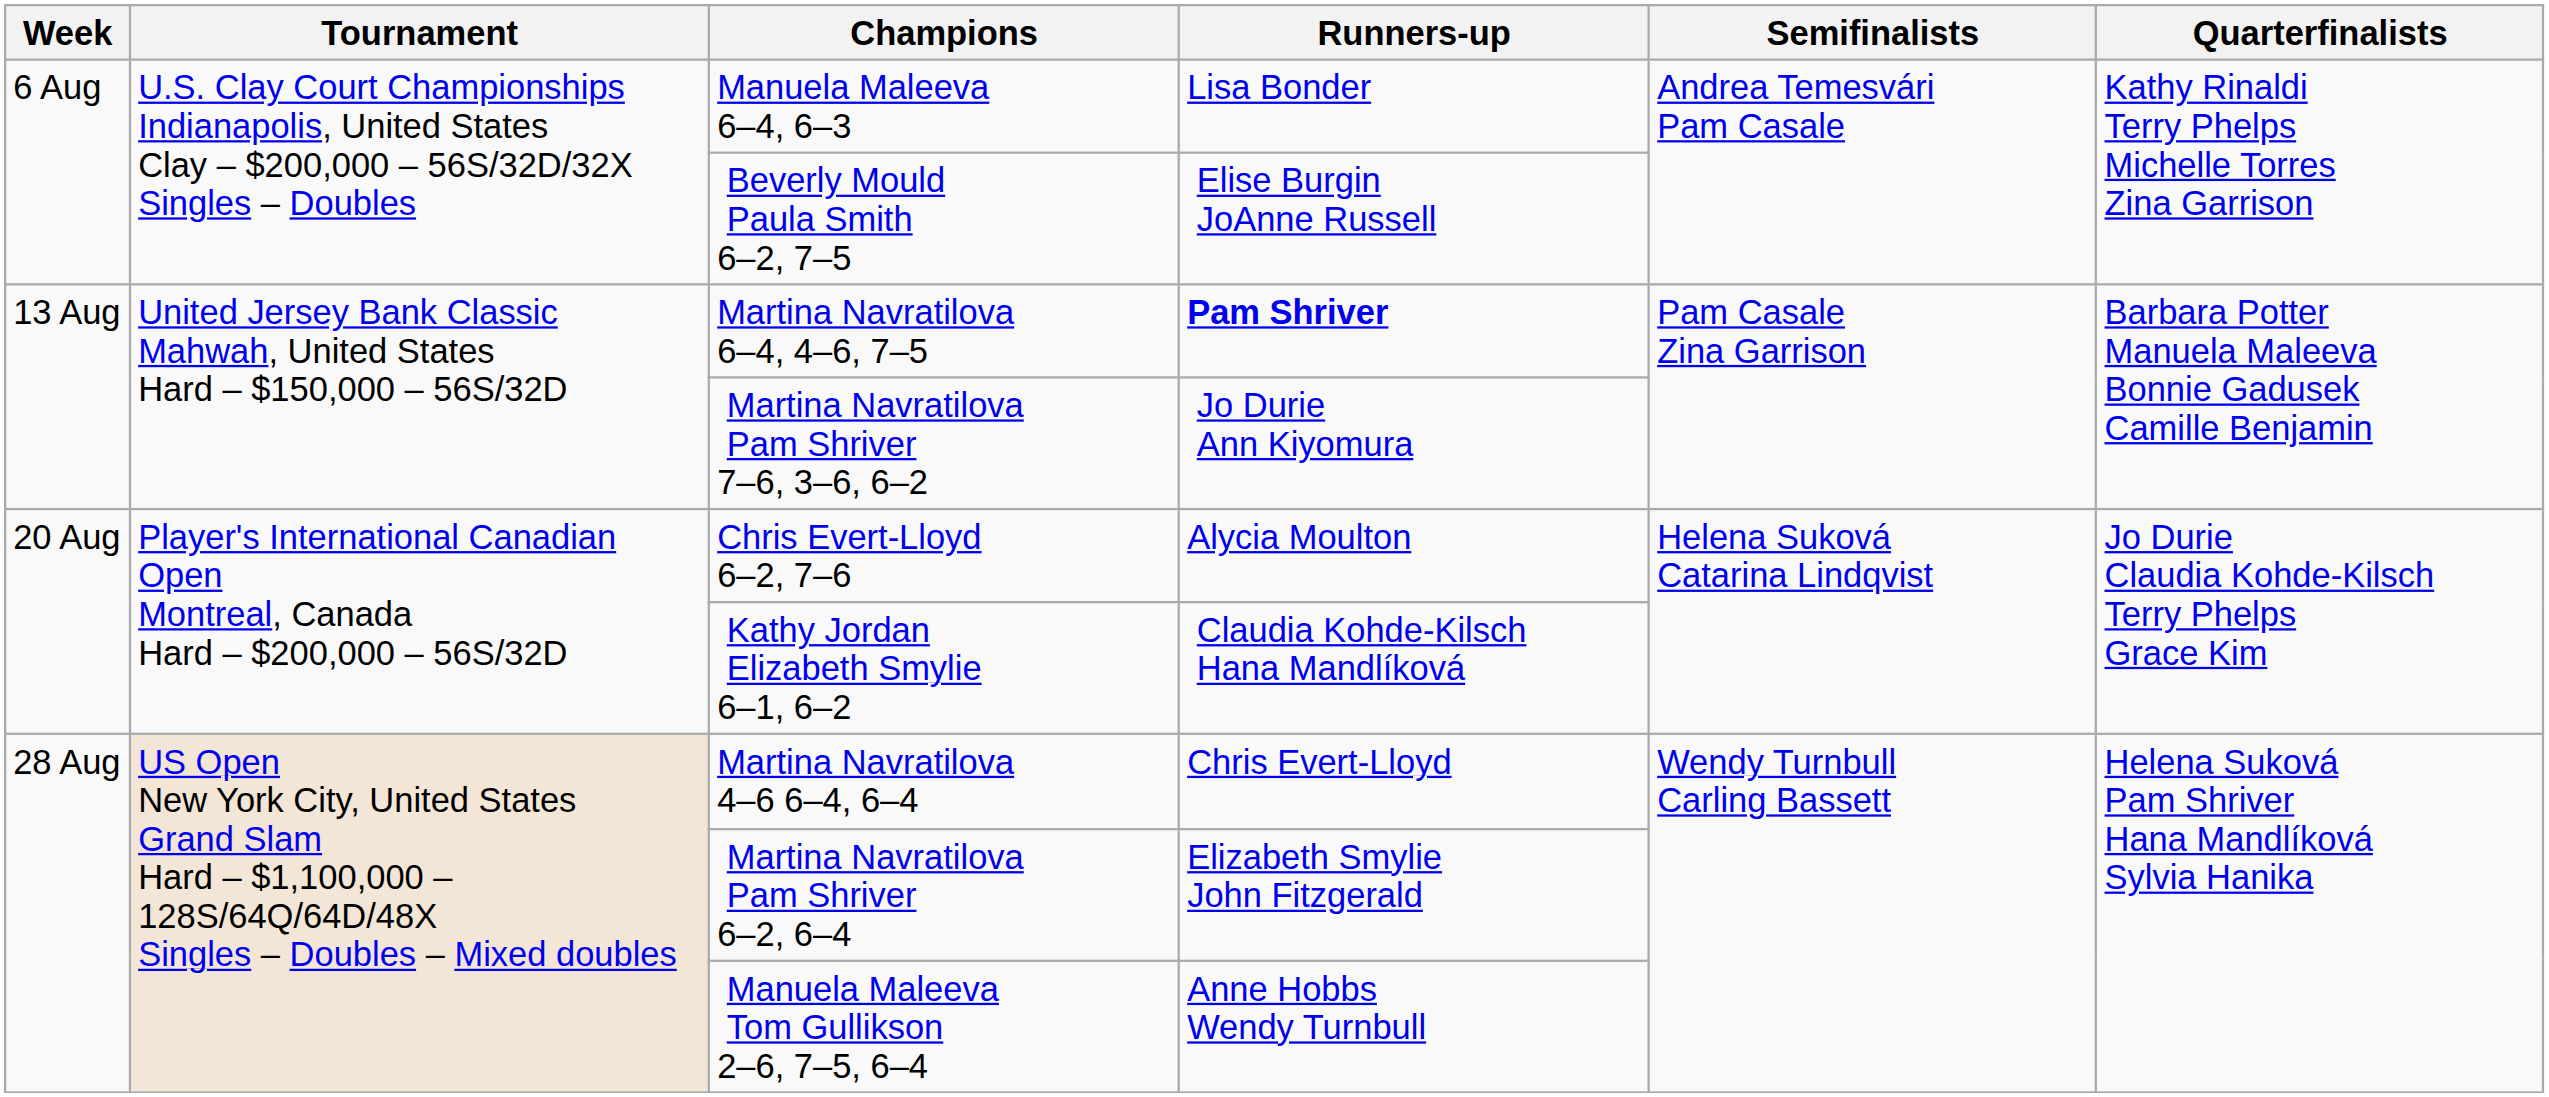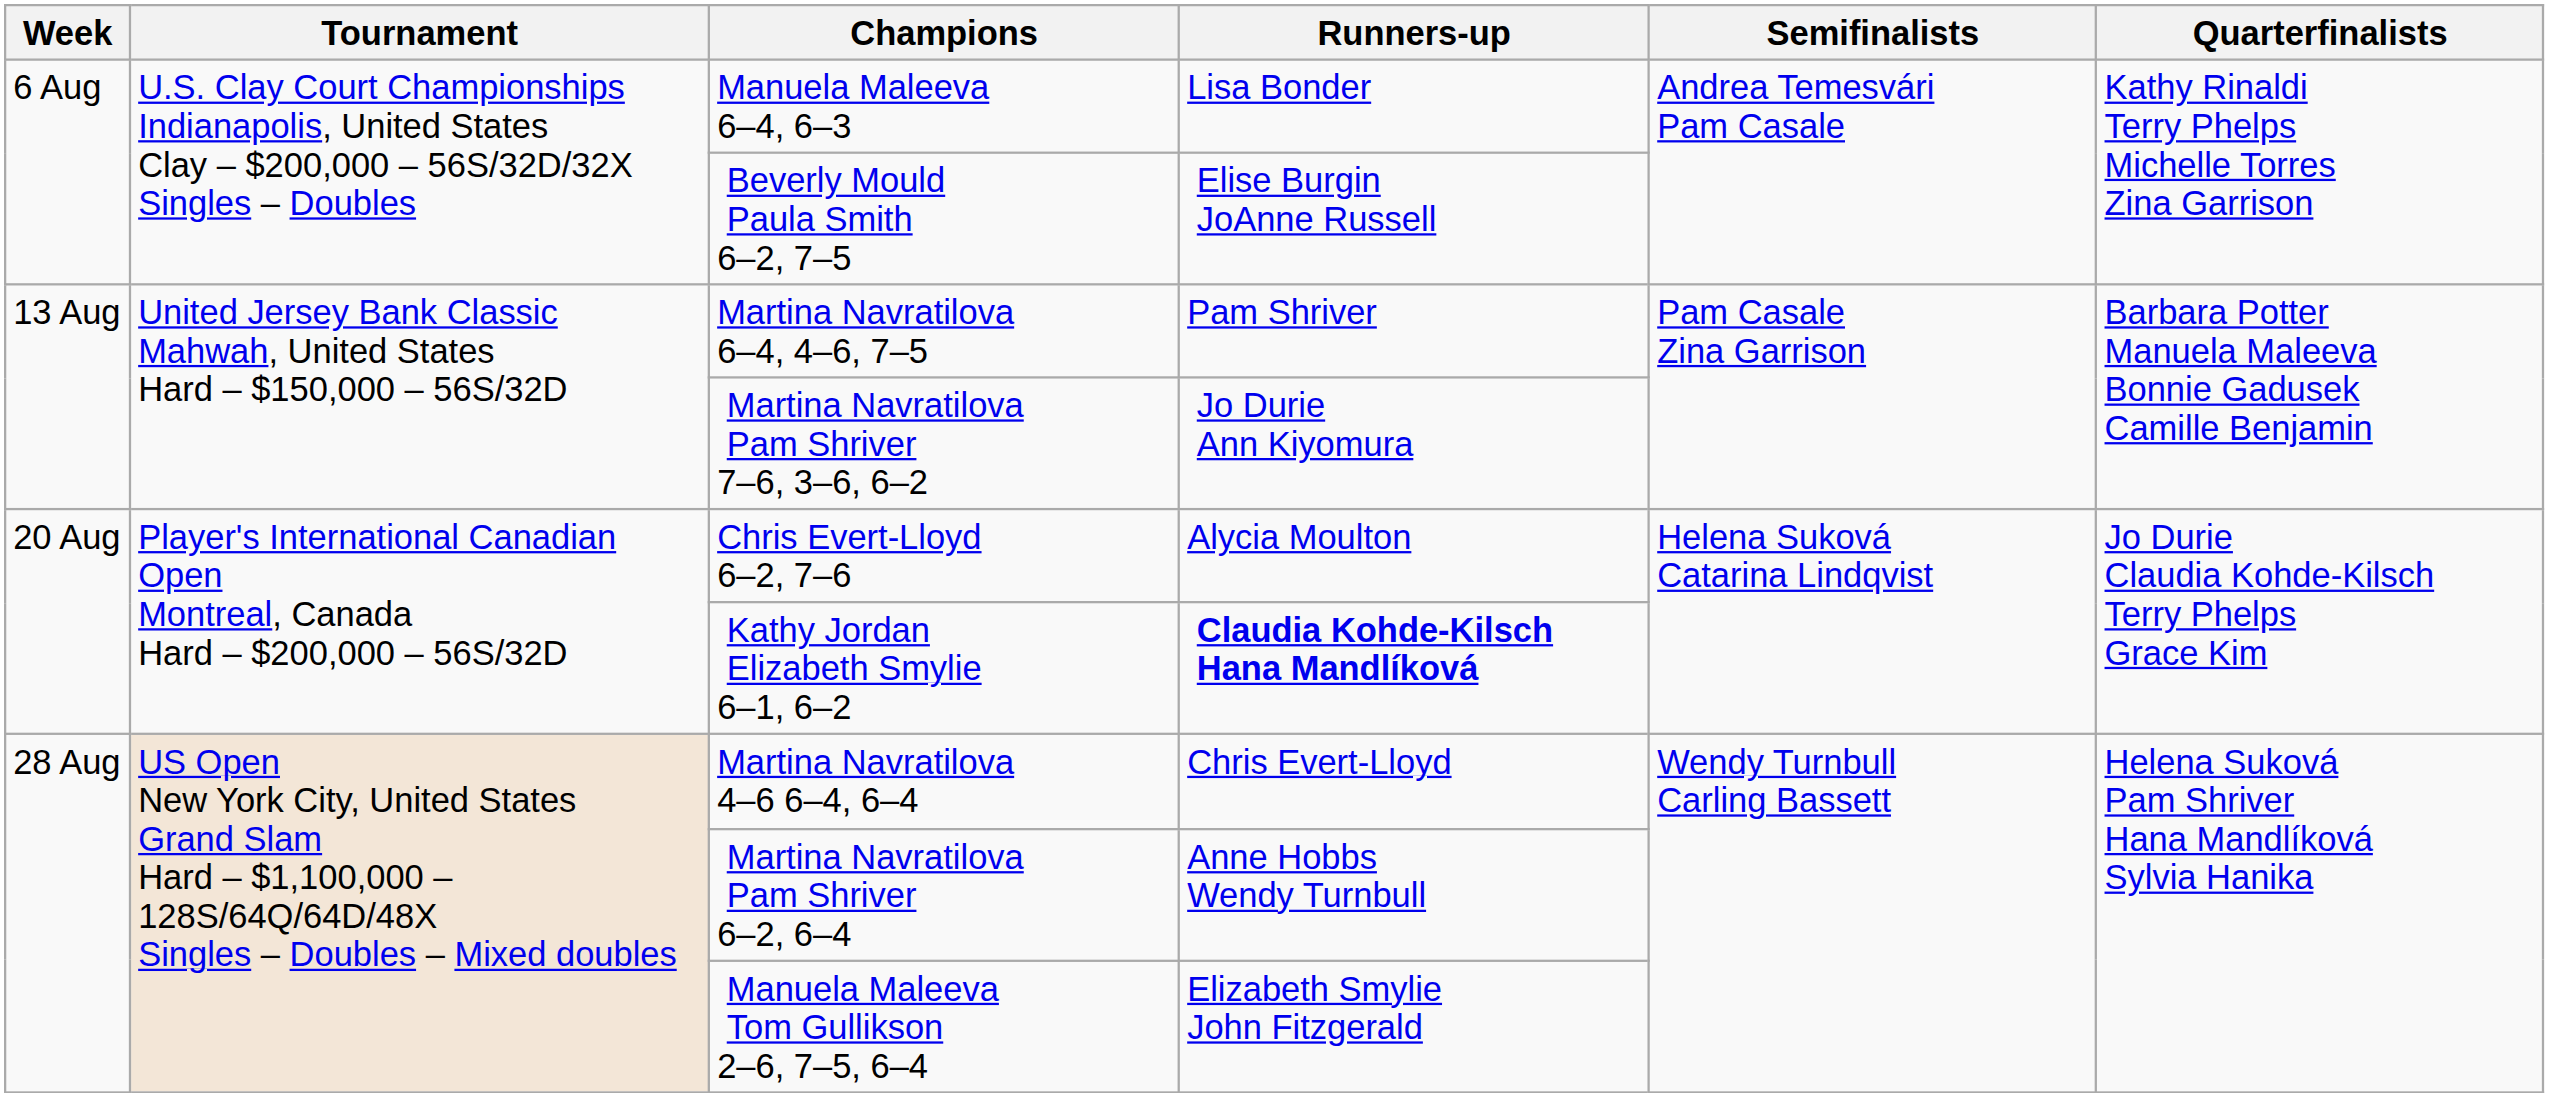(1288, 312) bold -> (1282, 312) normal
(1357, 650) normal -> (1370, 650) bold
(1315, 875) Elizabeth Smylie John Fitzgerald -> (1307, 875) Anne Hobbs Wendy Turnbull
(1307, 1007) Anne Hobbs Wendy Turnbull -> (1315, 1007) Elizabeth Smylie John Fitzgerald
